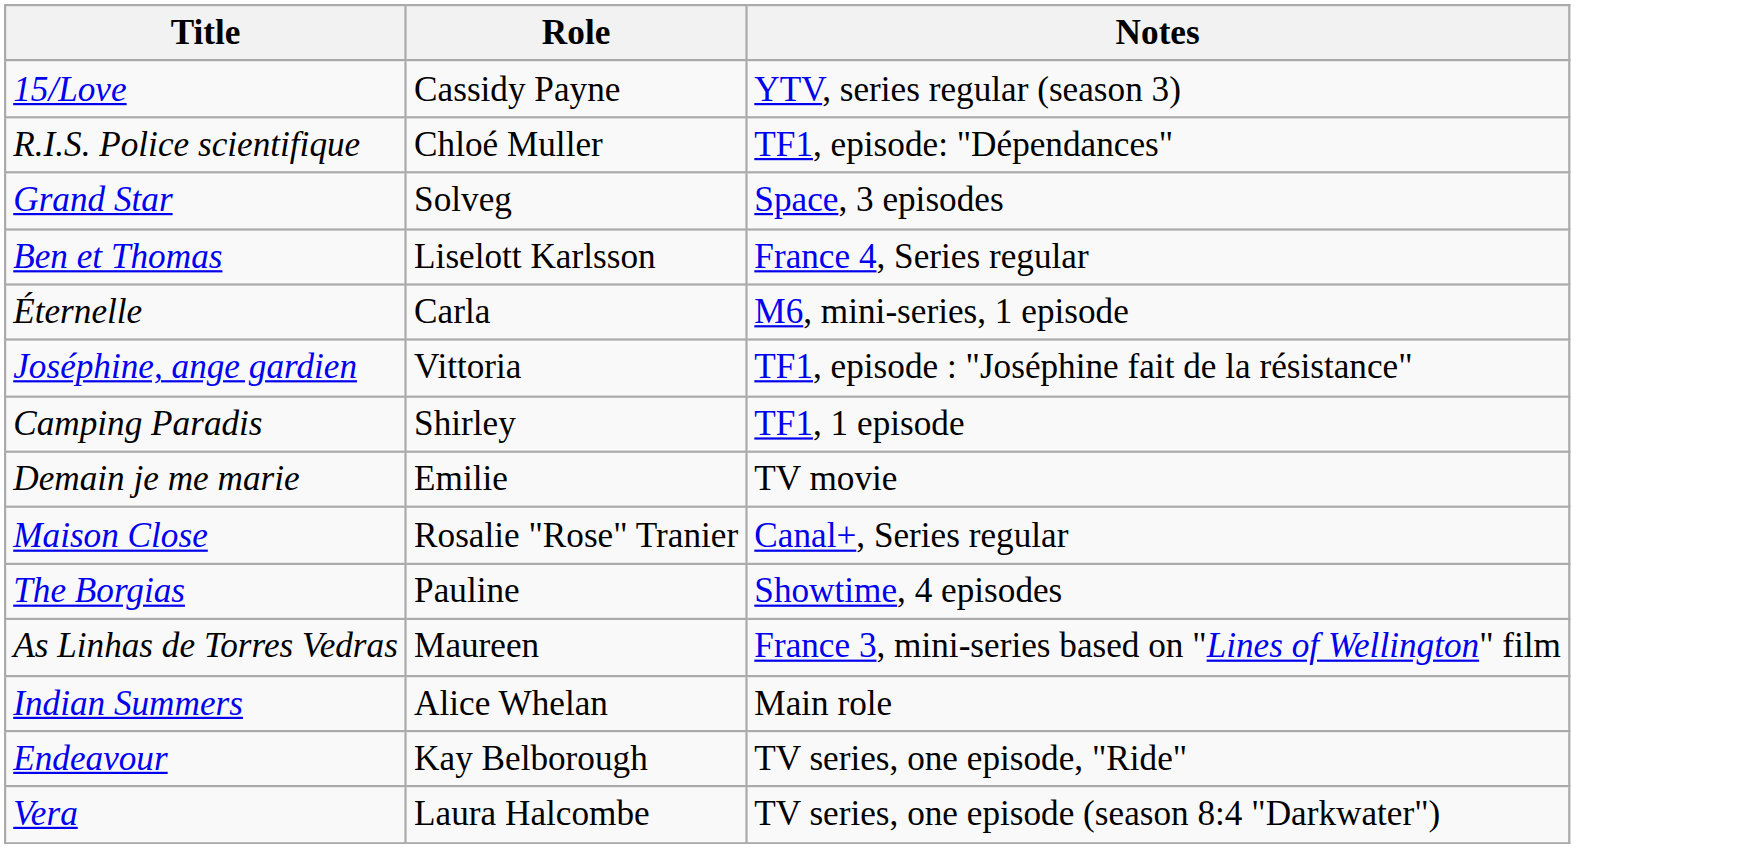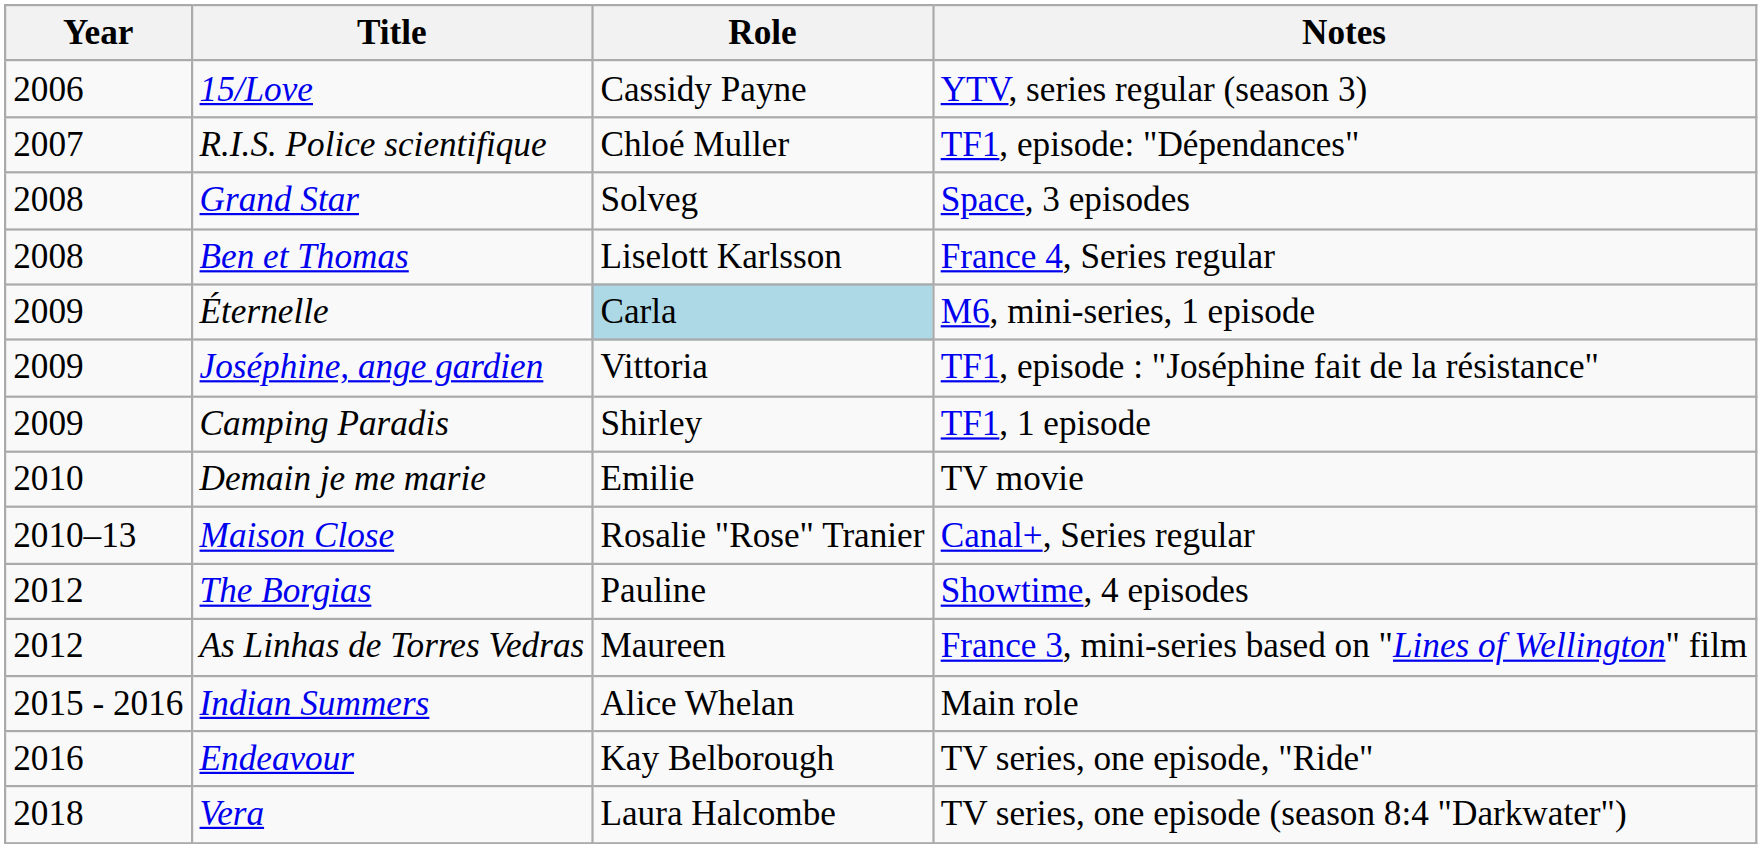+ column: (98, 32)
(452, 311) no background -> (639, 311) lightblue background
